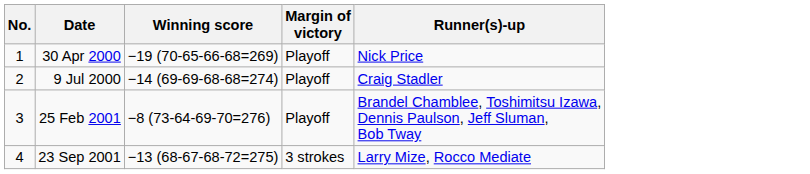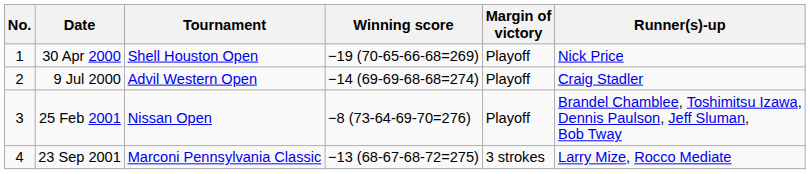+ column: (224, 24)
